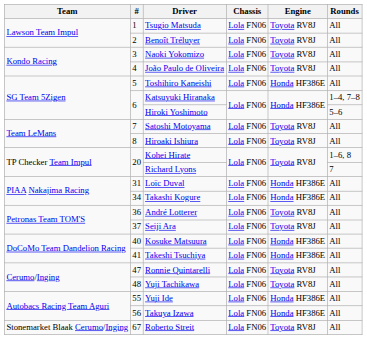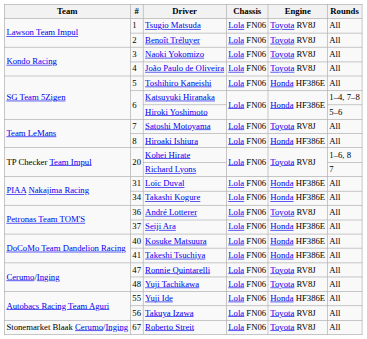(293, 140) Toyota RV8J -> (298, 140) Honda HF386E
(293, 226) Toyota RV8J -> (298, 226) Honda HF386E
(298, 312) Honda HF386E -> (293, 312) Toyota RV8J
